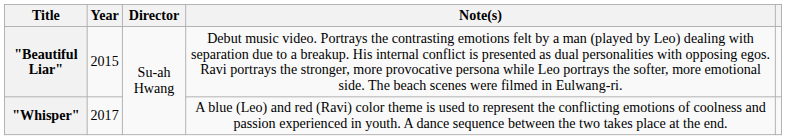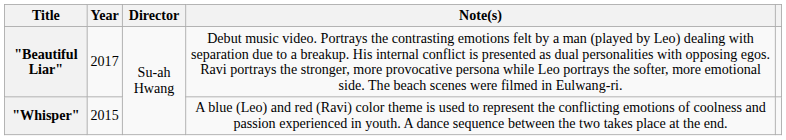(105, 61) 2015 -> (105, 61) 2017
(105, 115) 2017 -> (105, 115) 2015
